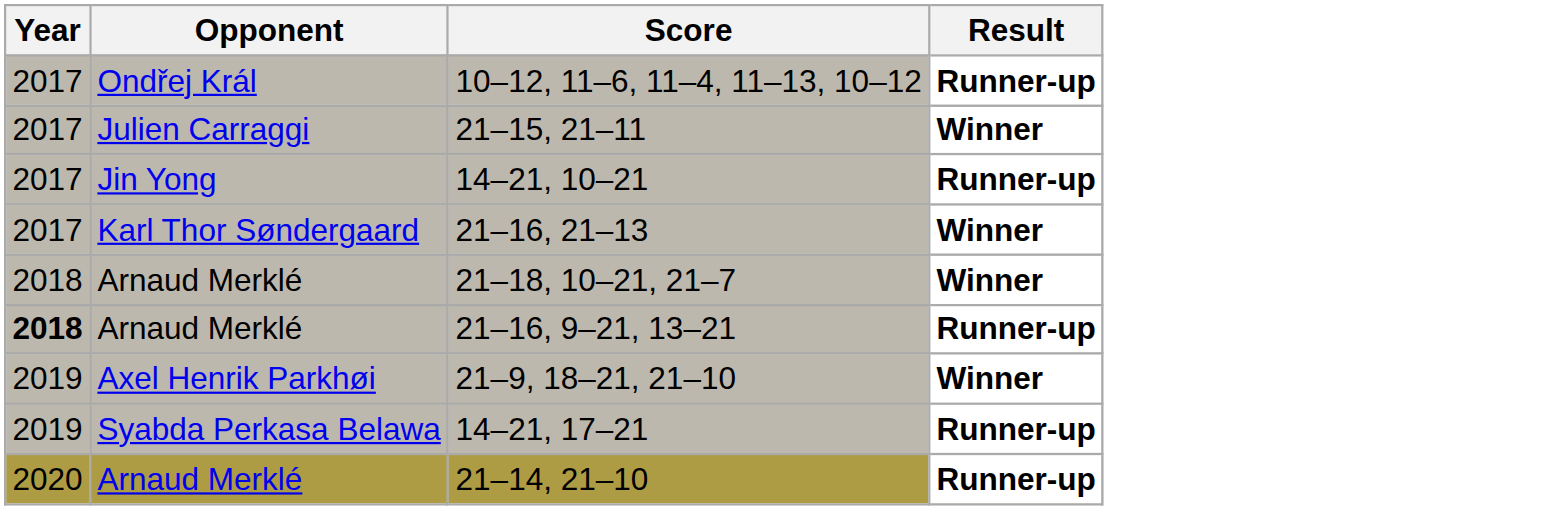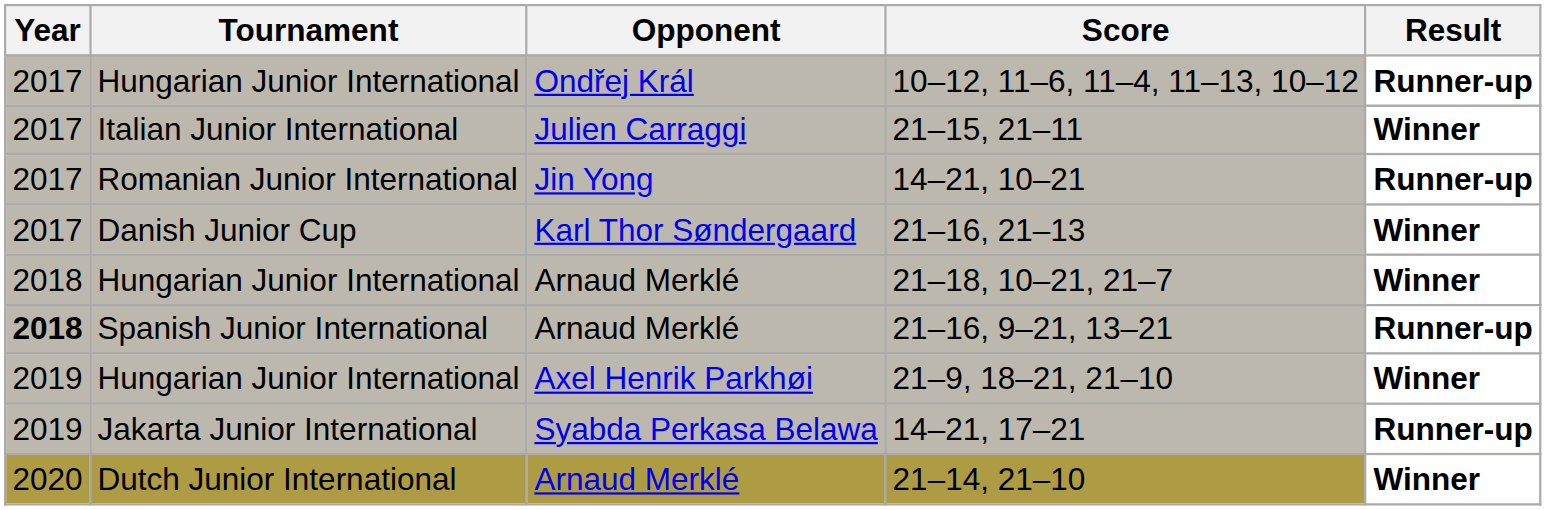+ column: (308, 30)
(1016, 479) Runner-up -> (1427, 479) Winner
